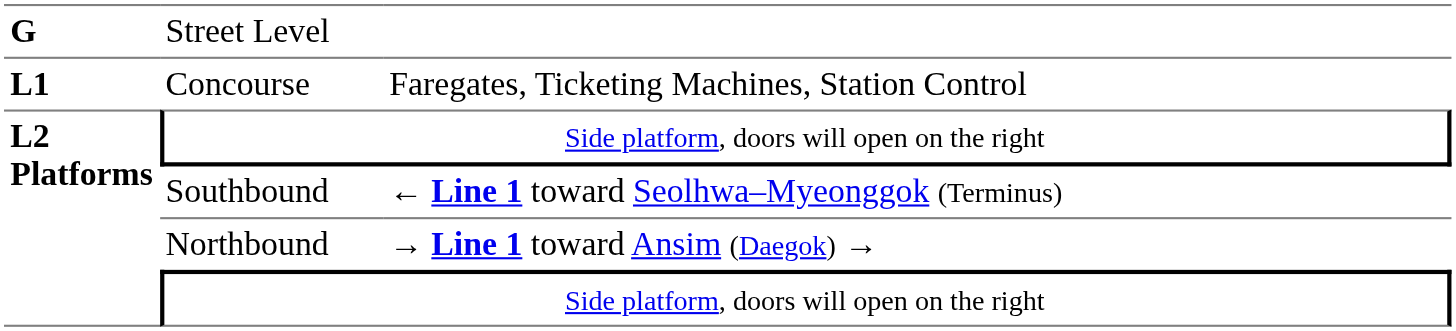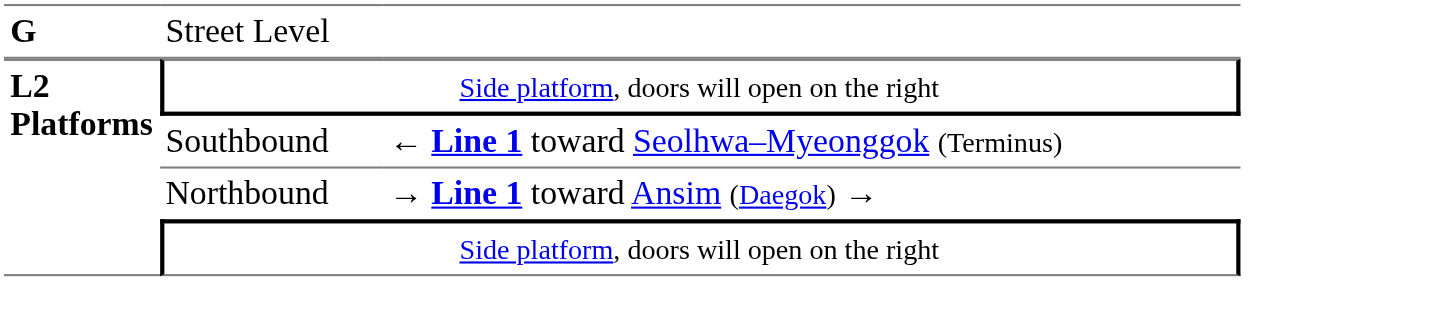- row: (238, 83)
